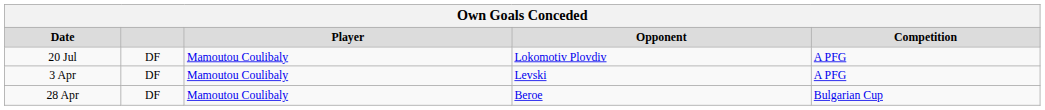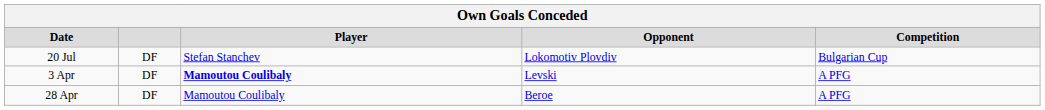(238, 56) Mamoutou Coulibaly -> (222, 56) Stefan Stanchev
(830, 56) A PFG -> (853, 56) Bulgarian Cup
(238, 76) normal -> (237, 76) bold
(848, 95) Bulgarian Cup -> (834, 95) A PFG
